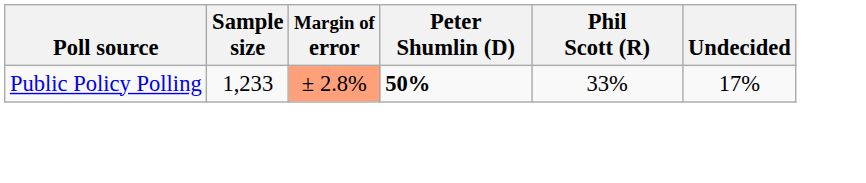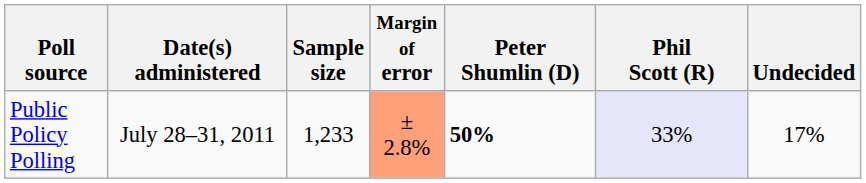+ column: (198, 60)
(607, 83) no background -> (672, 134) lavender background
